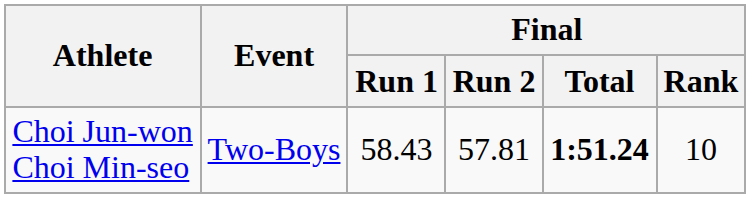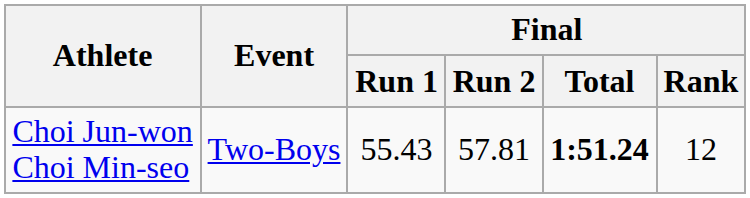(397, 149) 58.43 -> (397, 149) 55.43
(701, 149) 10 -> (701, 149) 12
